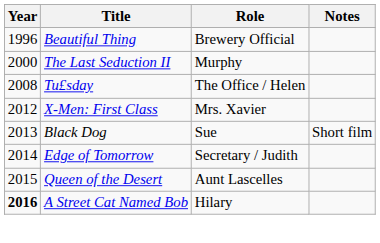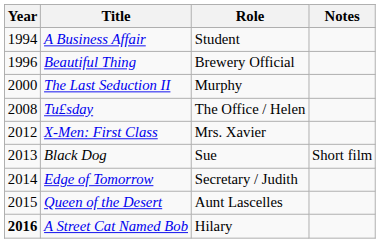+ row: (95, 39)
